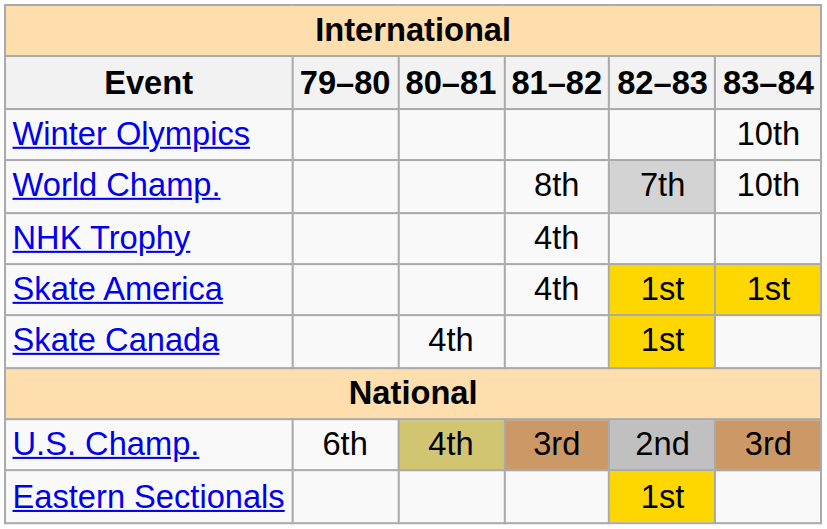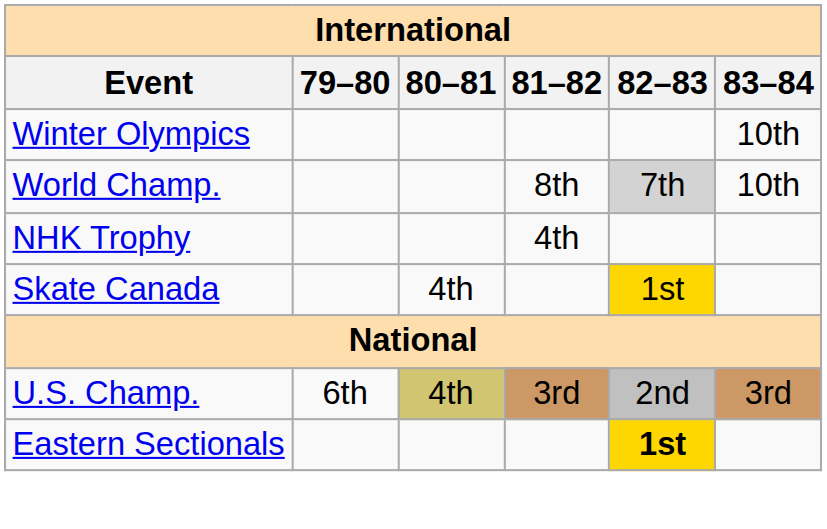- row: (118, 289)
(663, 496) normal -> (663, 444) bold
